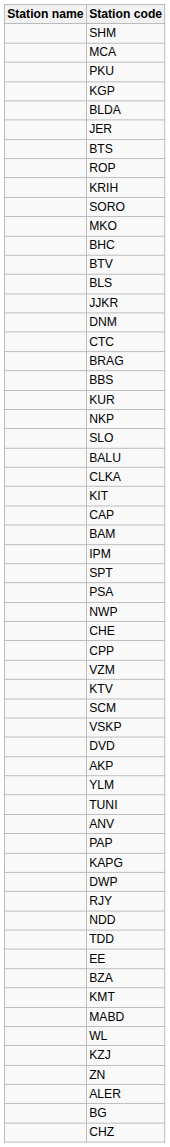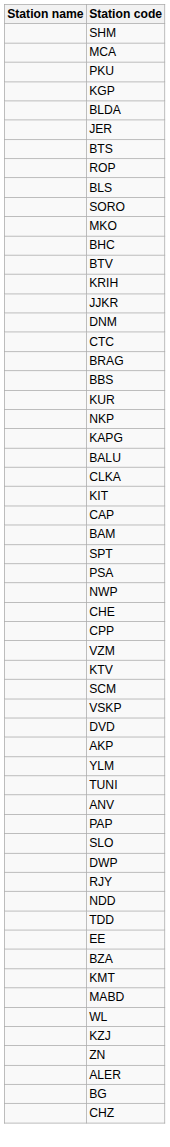rows swapped: (101, 284) <-> (104, 187)
rows swapped: (106, 862) <-> (101, 438)
- row: (100, 554)
